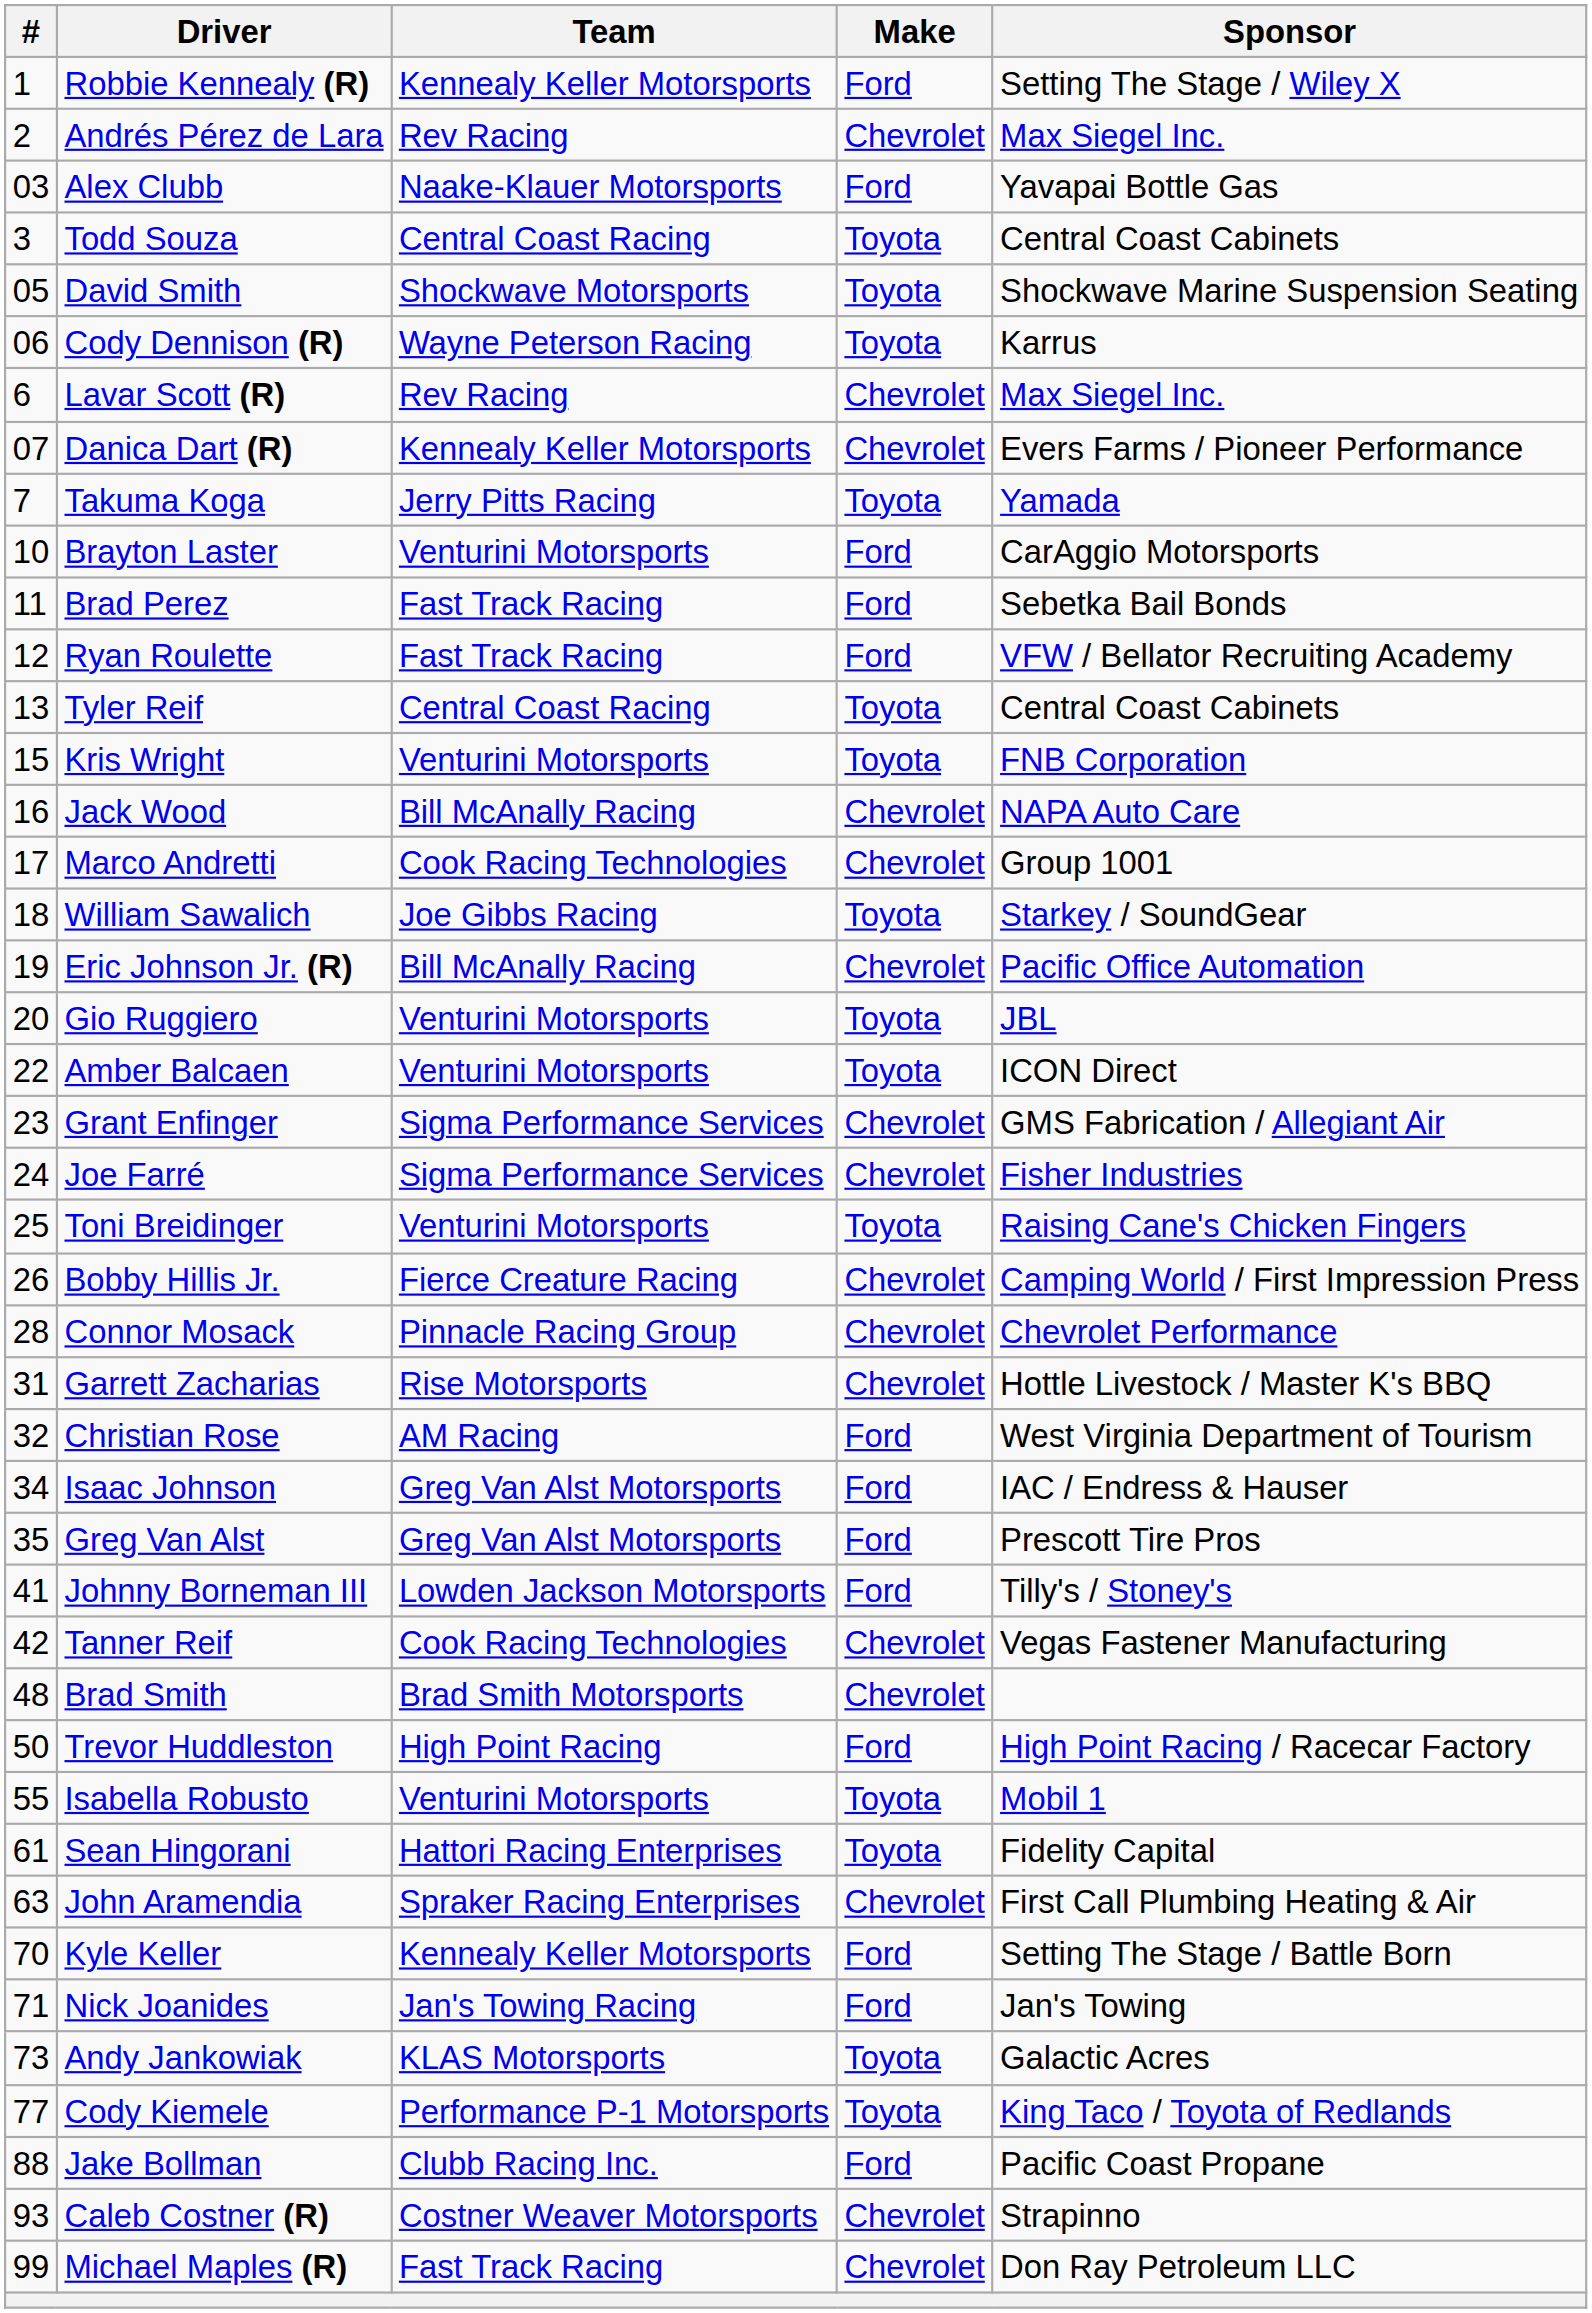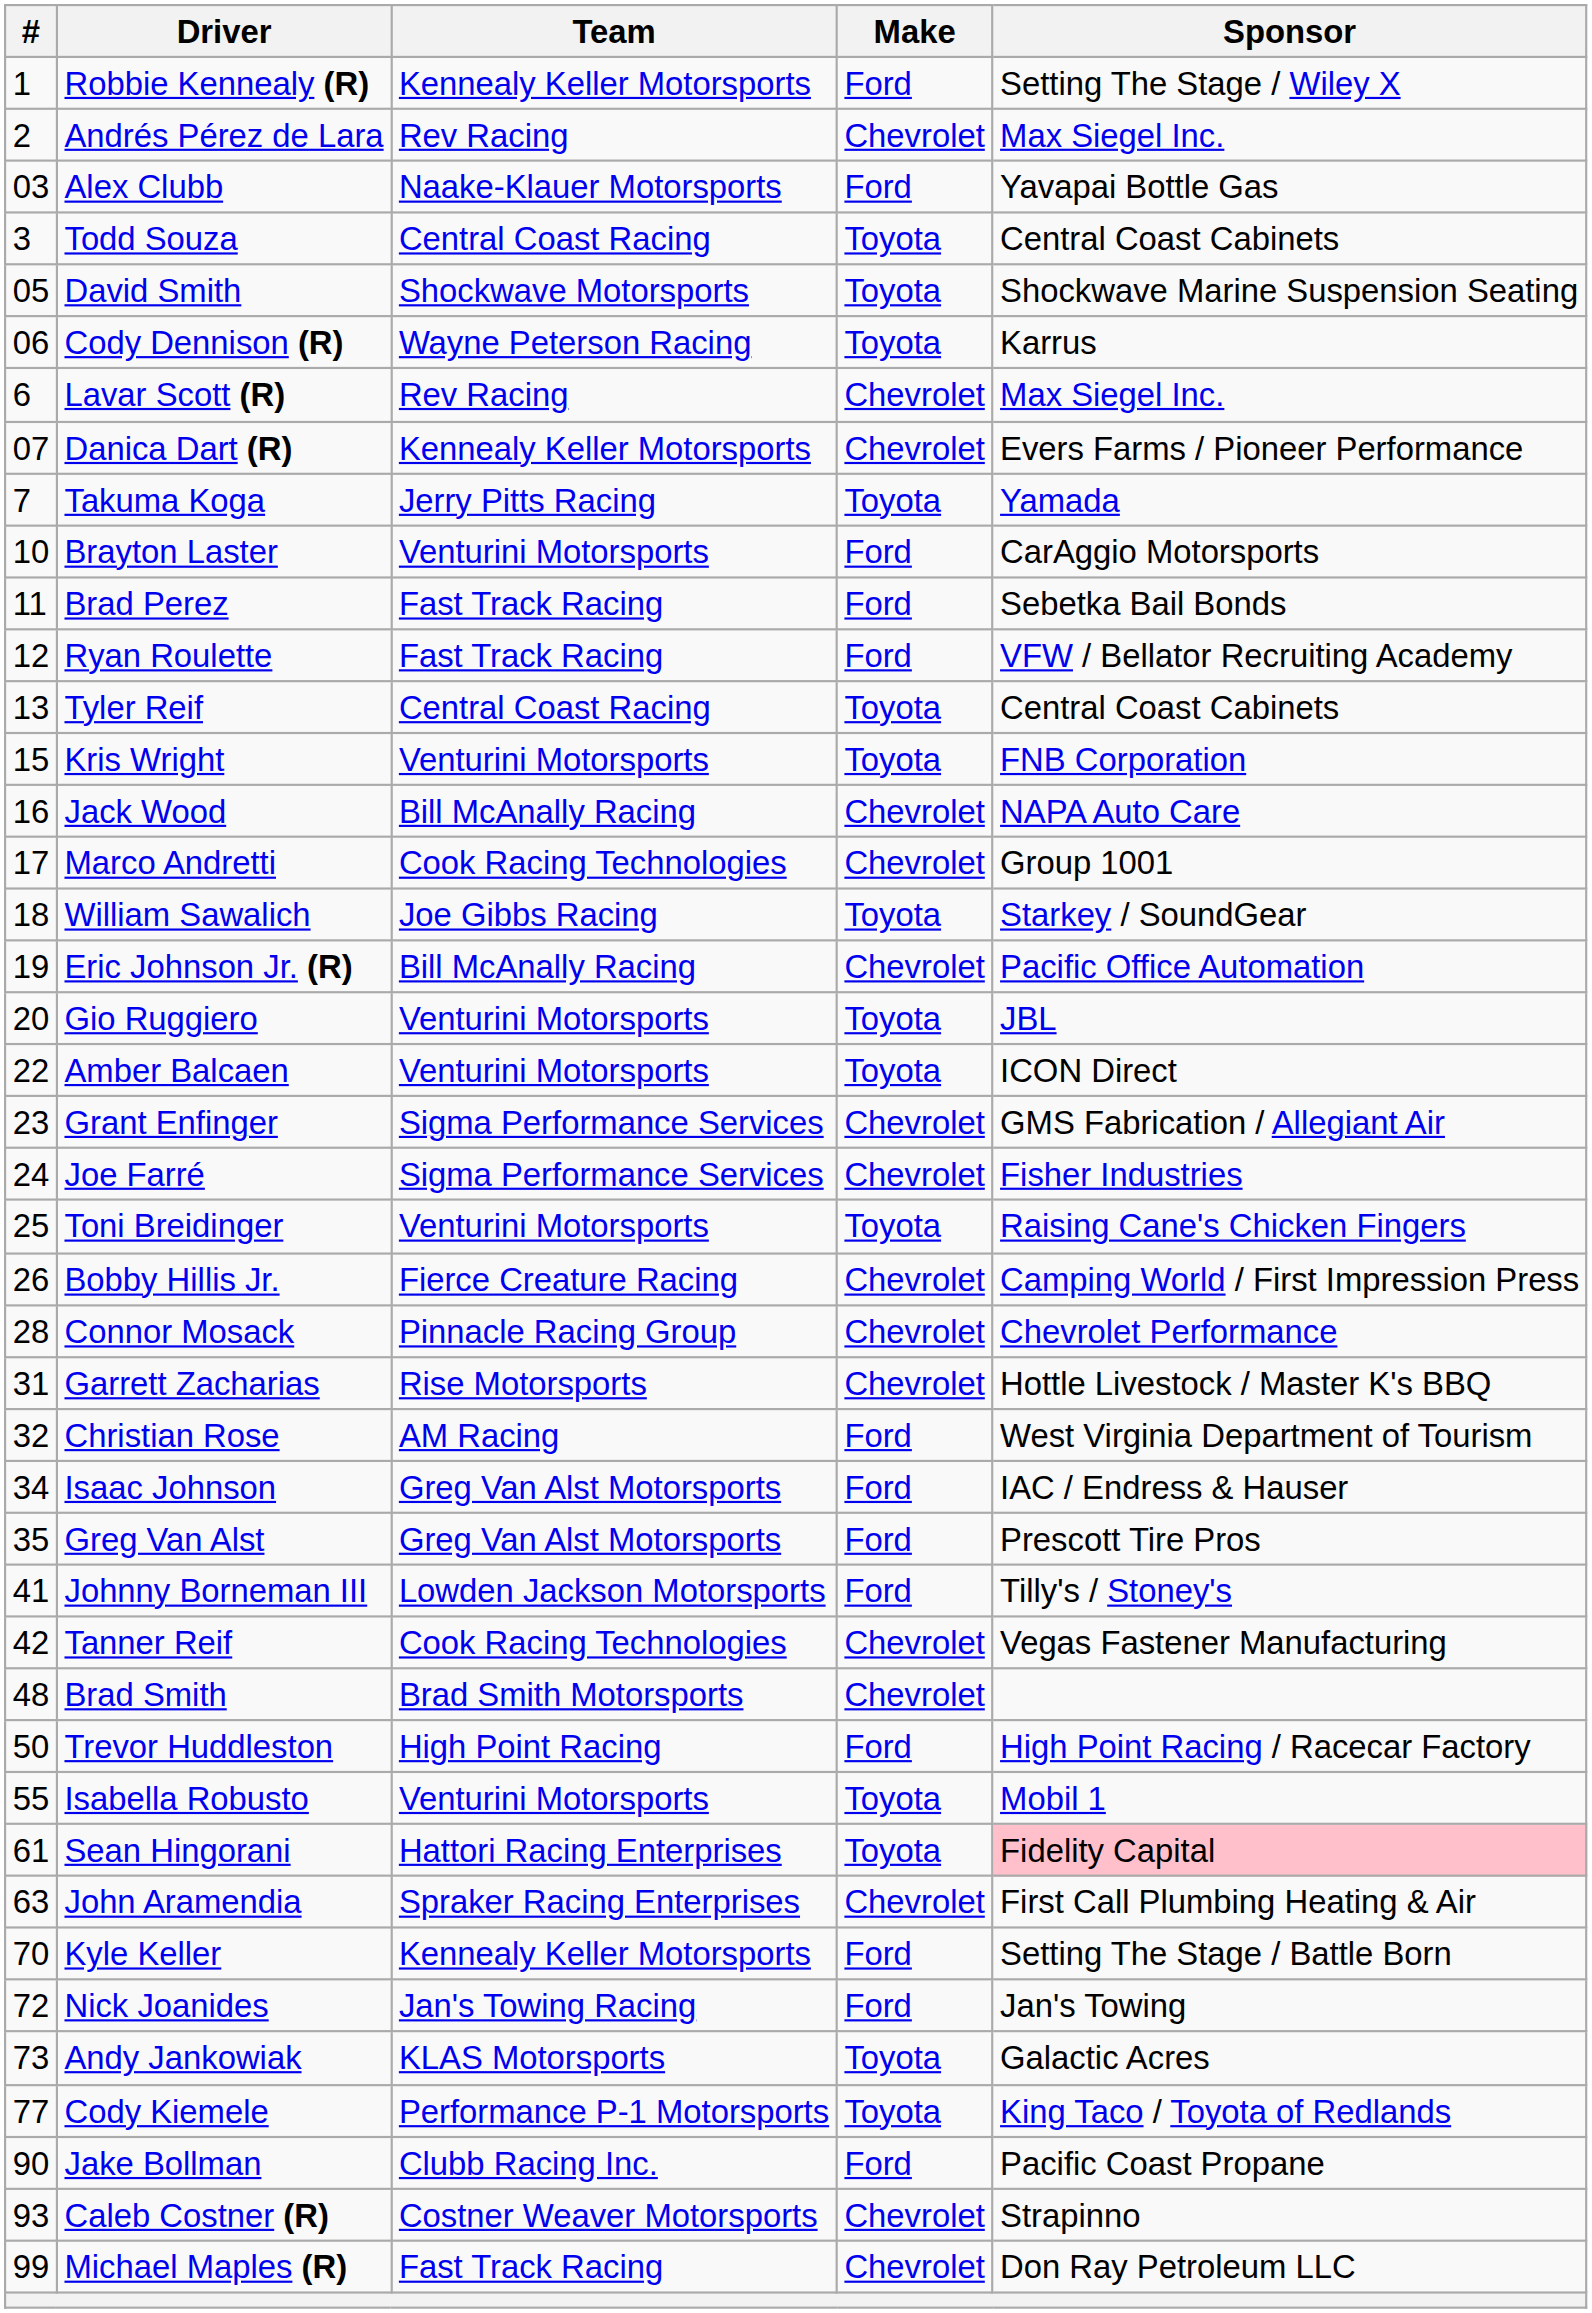(1108, 1850) no background -> (1108, 1850) pink background
(31, 2006) 71 -> (31, 2006) 72
(31, 2162) 88 -> (31, 2162) 90
